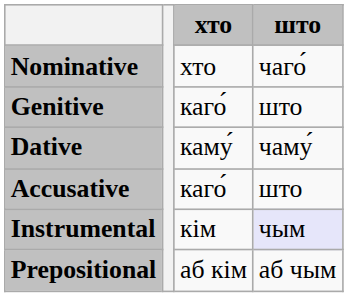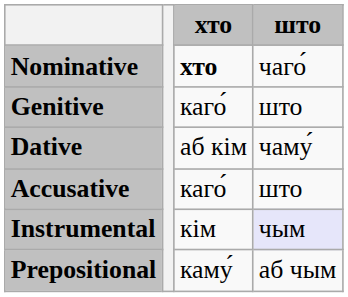(198, 65) normal -> (199, 65) bold
(206, 147) каму́ -> (213, 147) аб кім
(213, 270) аб кім -> (206, 270) каму́
